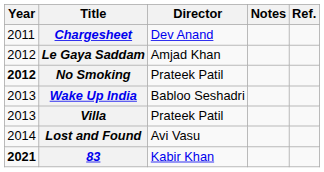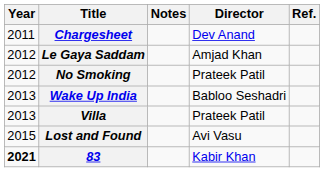columns swapped: (198, 14) <-> (268, 14)
(22, 75) bold -> (22, 75) normal
(22, 136) 2014 -> (22, 136) 2015
